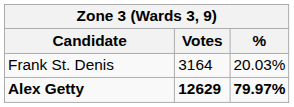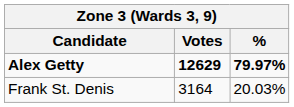rows swapped: (46, 89) <-> (61, 65)
